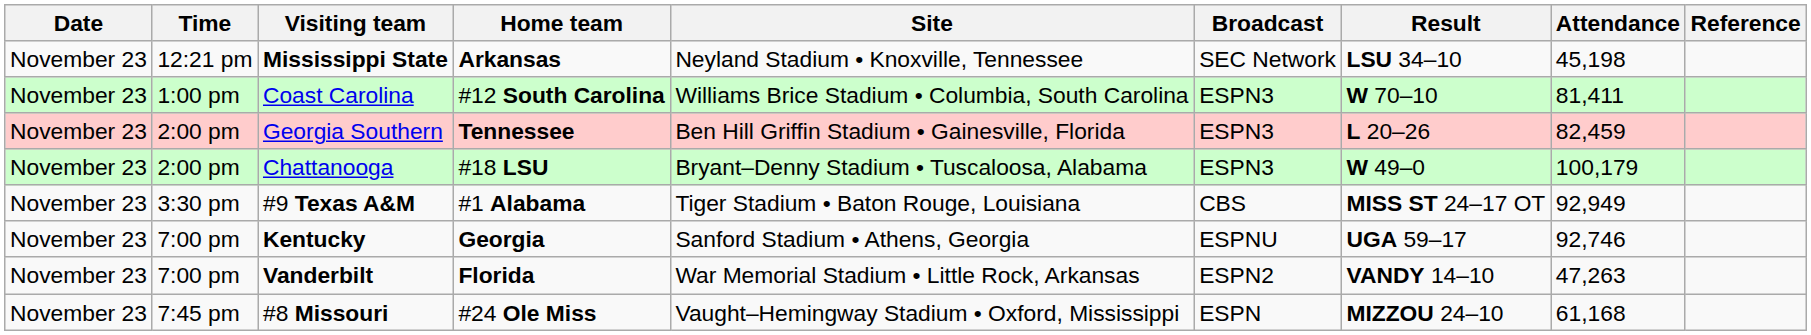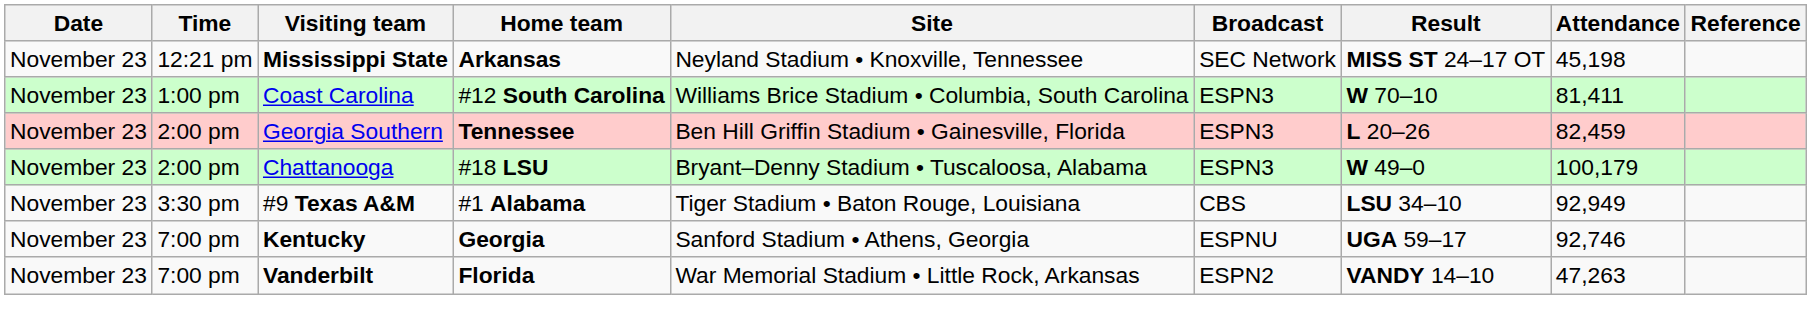(1404, 59) LSU 34–10 -> (1446, 59) MISS ST 24–17 OT
(1446, 203) MISS ST 24–17 OT -> (1404, 203) LSU 34–10
- row: (326, 312)
